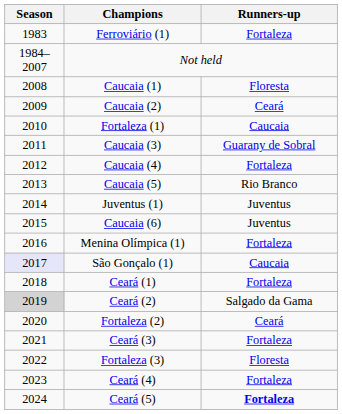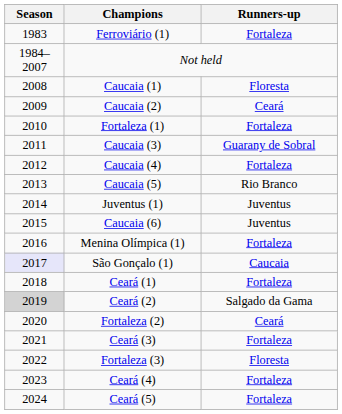(269, 125) Caucaia -> (269, 125) Fortaleza
(269, 399) bold -> (269, 399) normal
